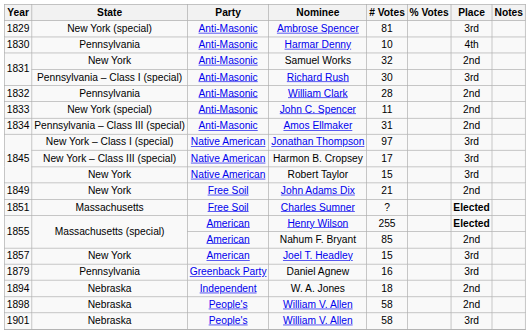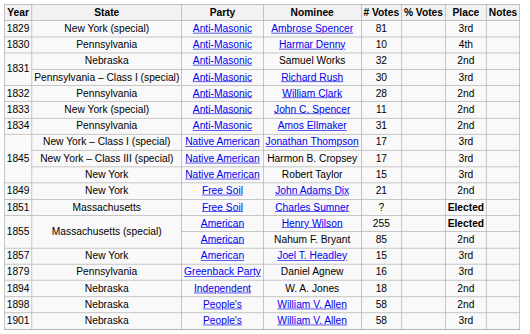(110, 61) New York -> (107, 61) Nebraska
(110, 126) Pennsylvania – Class III (special) -> (107, 126) Pennsylvania
(387, 142) 97 -> (381, 142) 17
